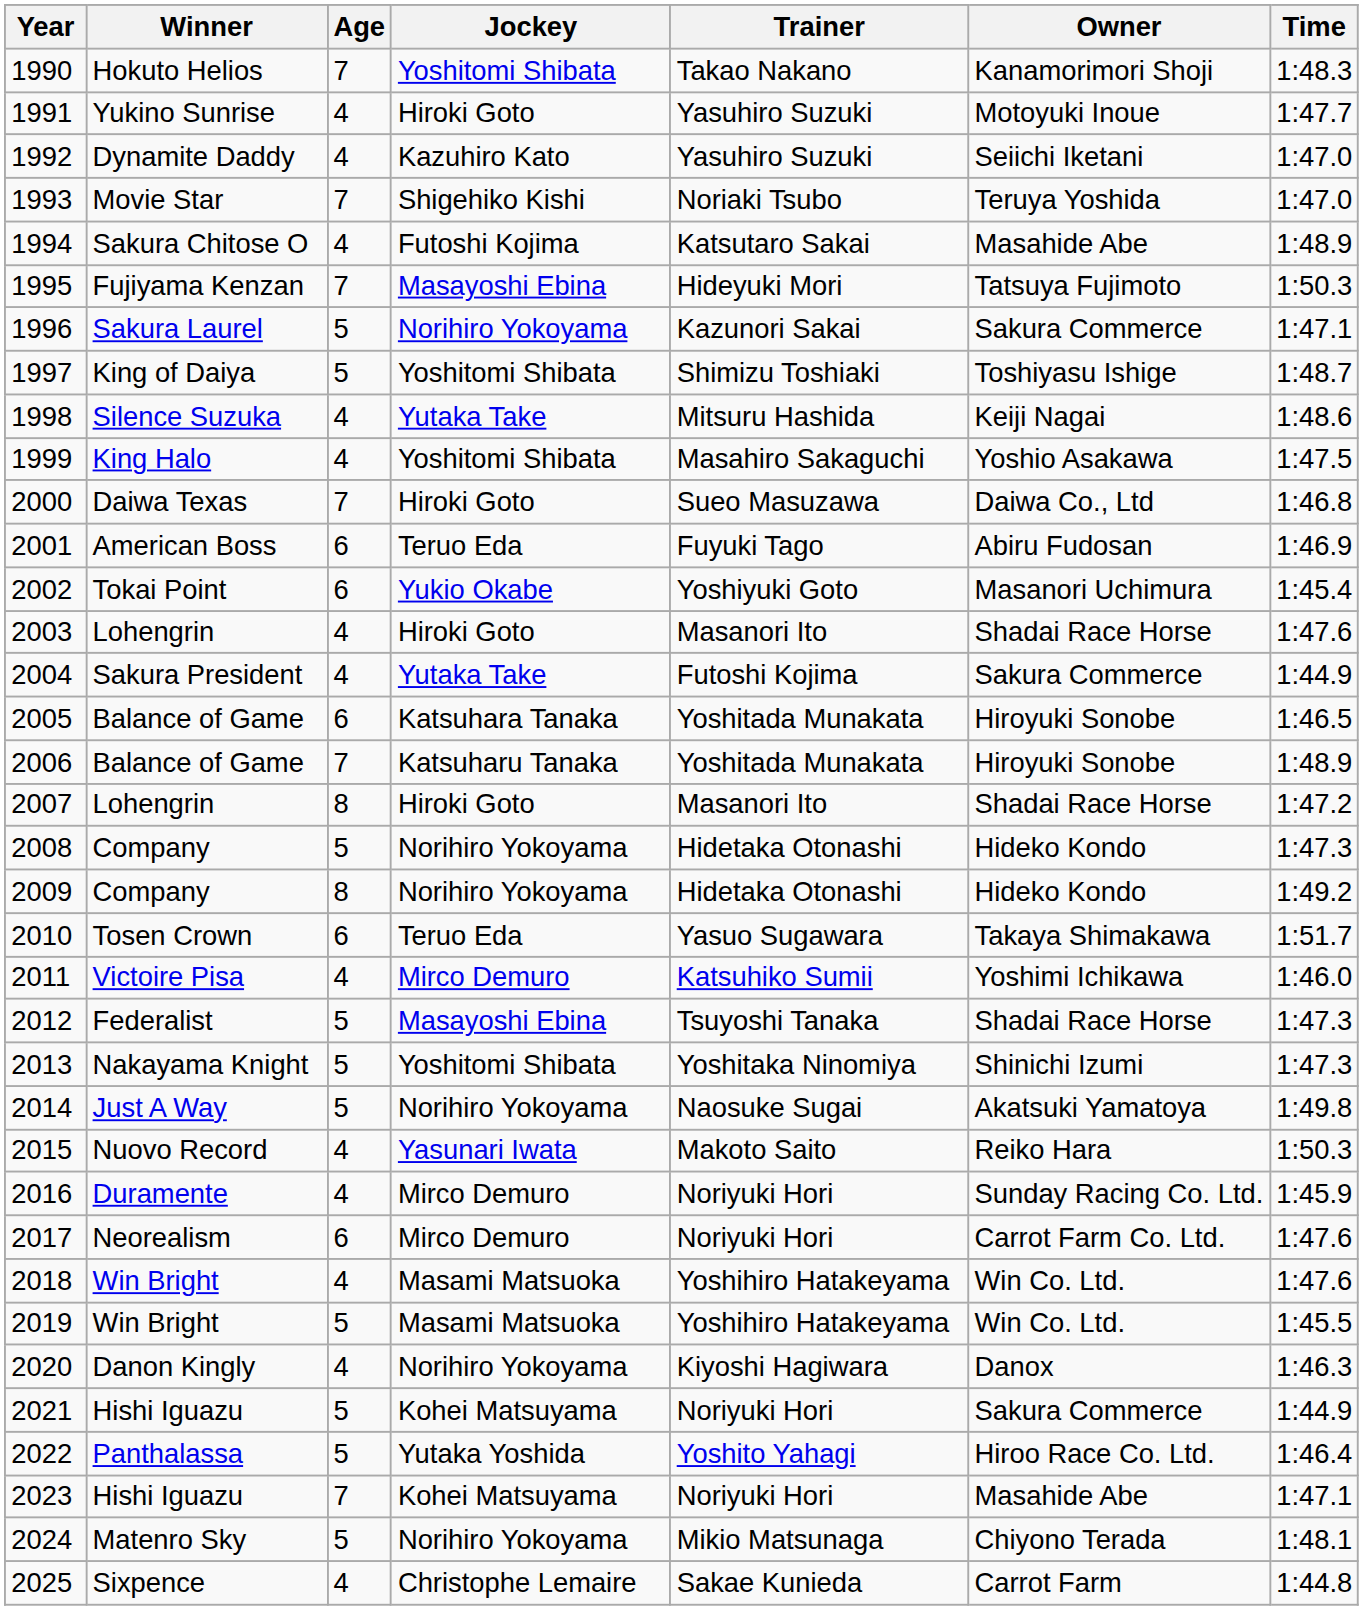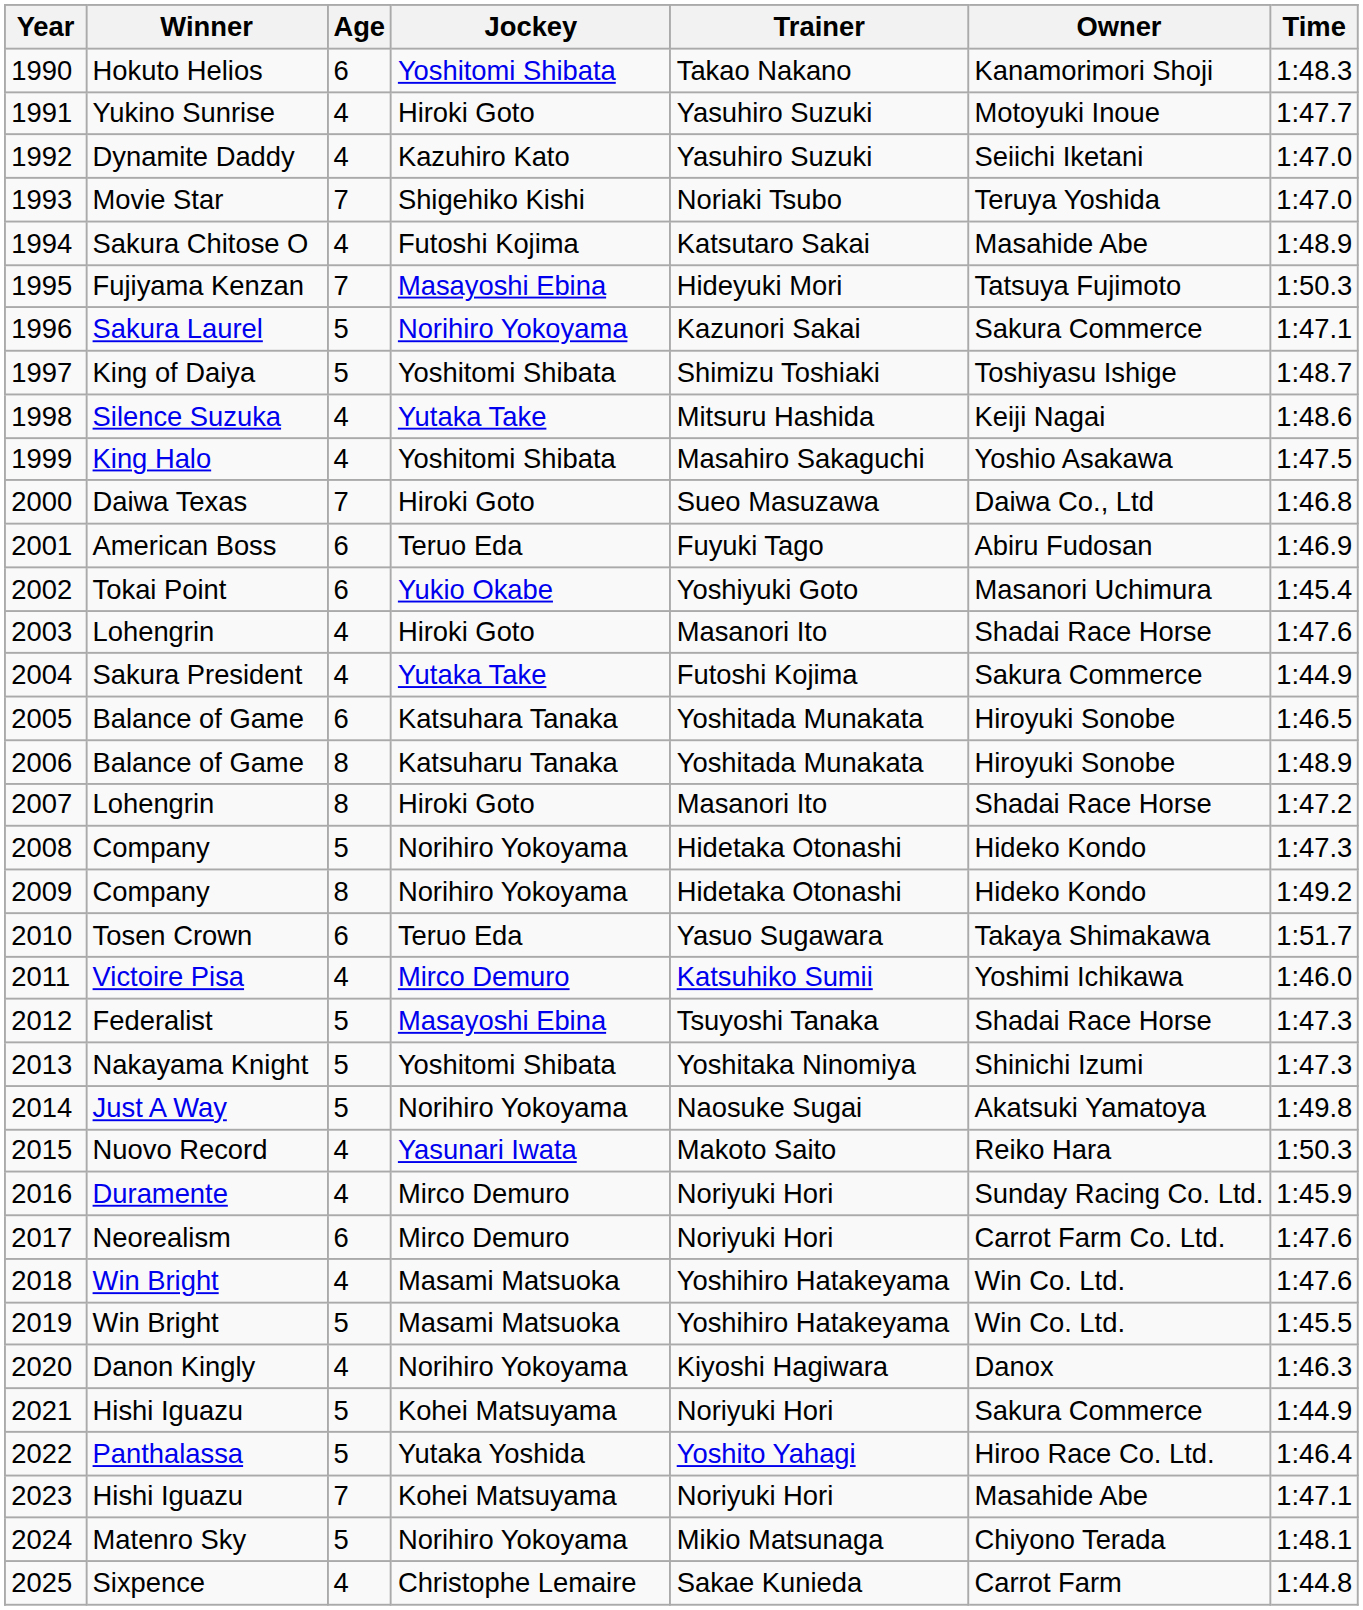(341, 70) 7 -> (341, 70) 6
(341, 762) 7 -> (341, 762) 8
